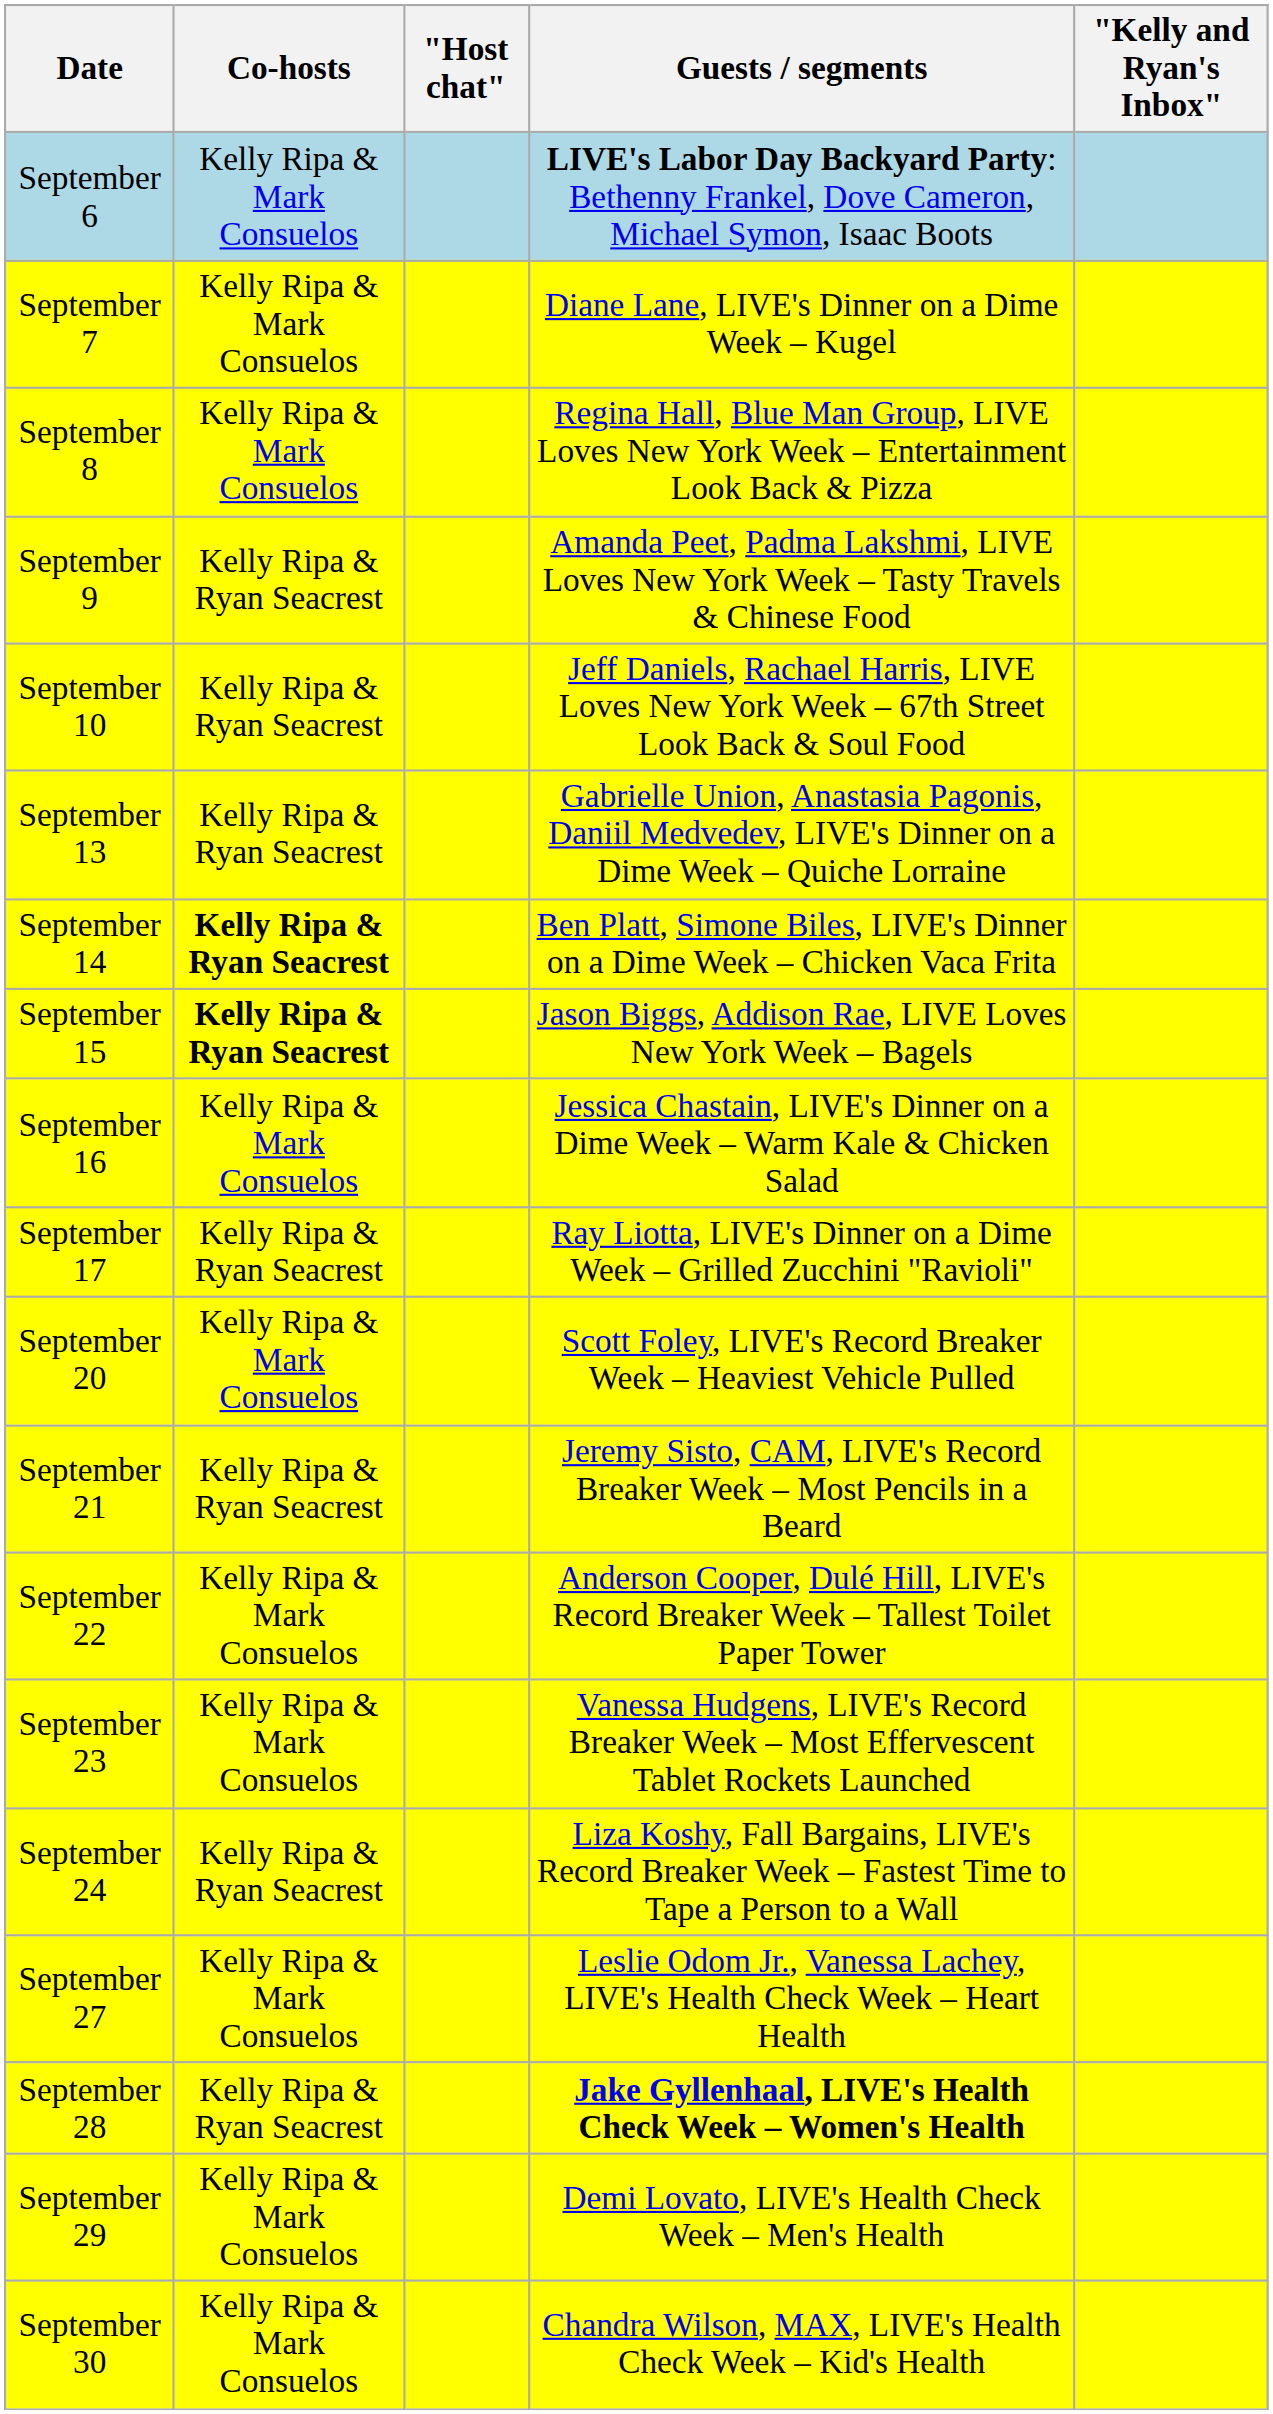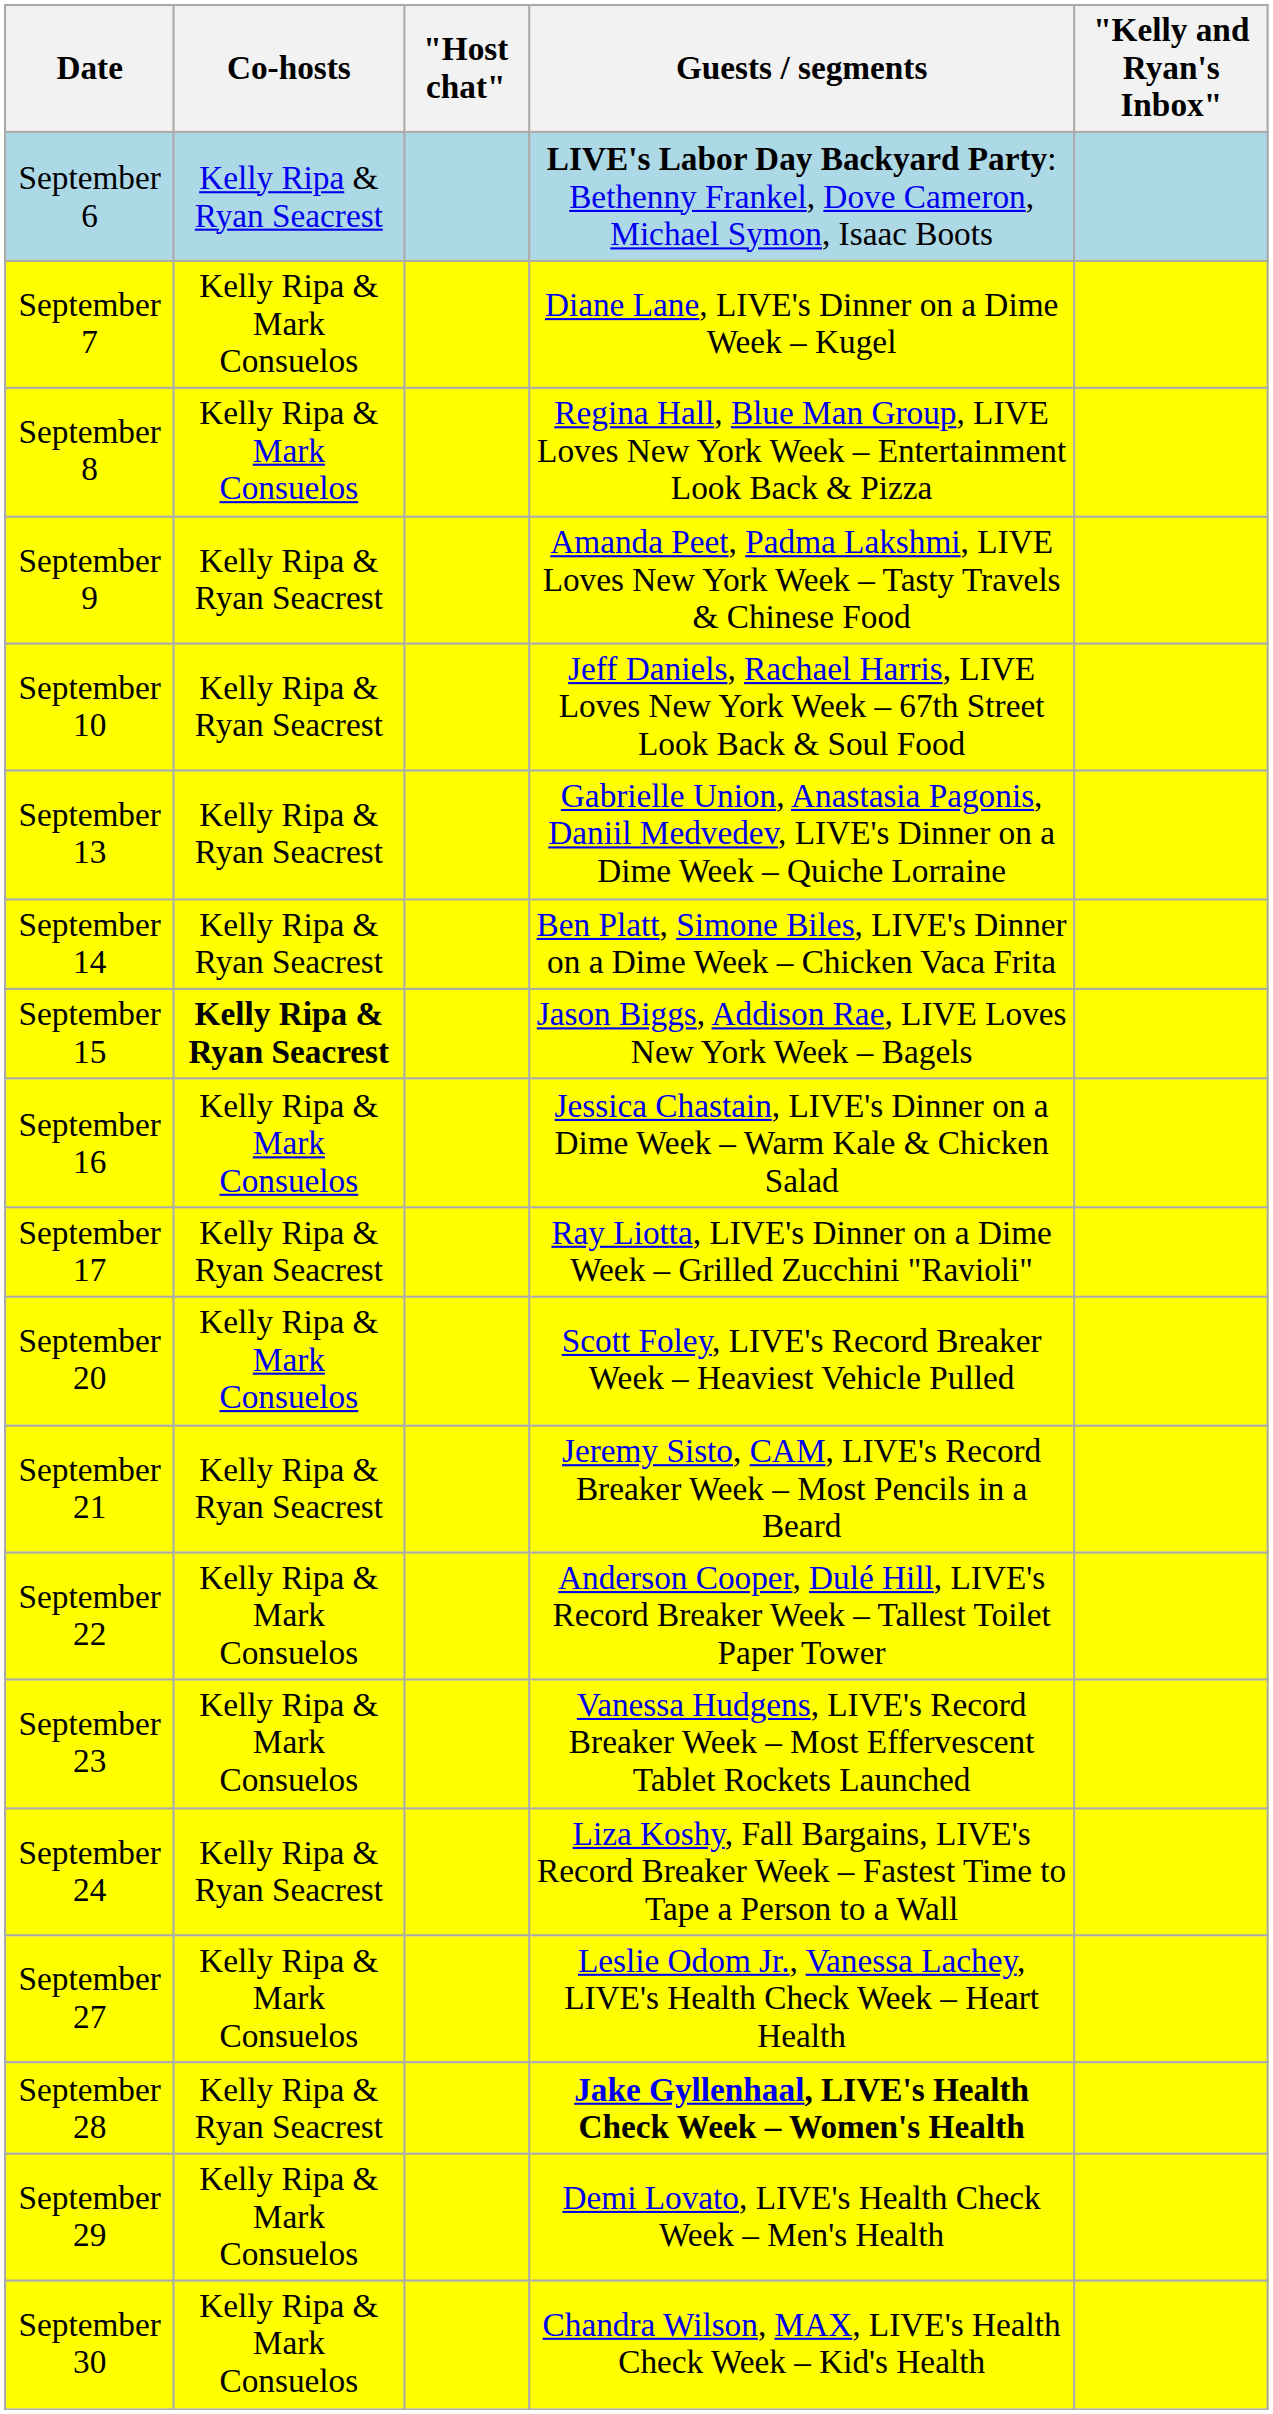(289, 195) Kelly Ripa & Mark Consuelos -> (289, 195) Kelly Ripa & Ryan Seacrest
(289, 943) bold -> (289, 943) normal
